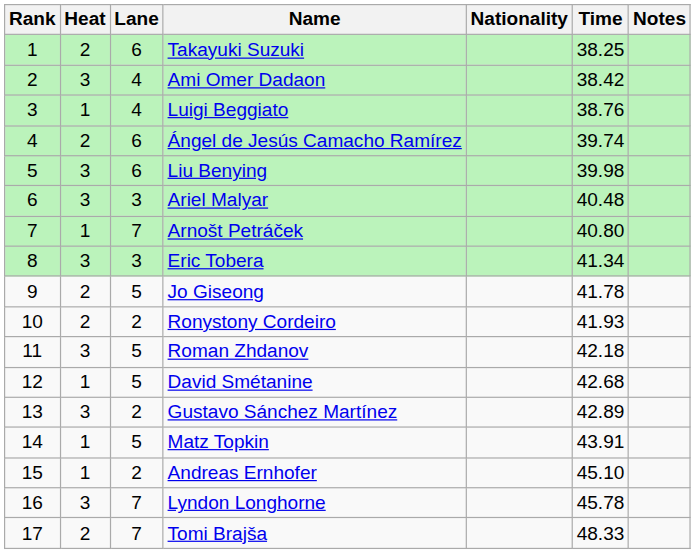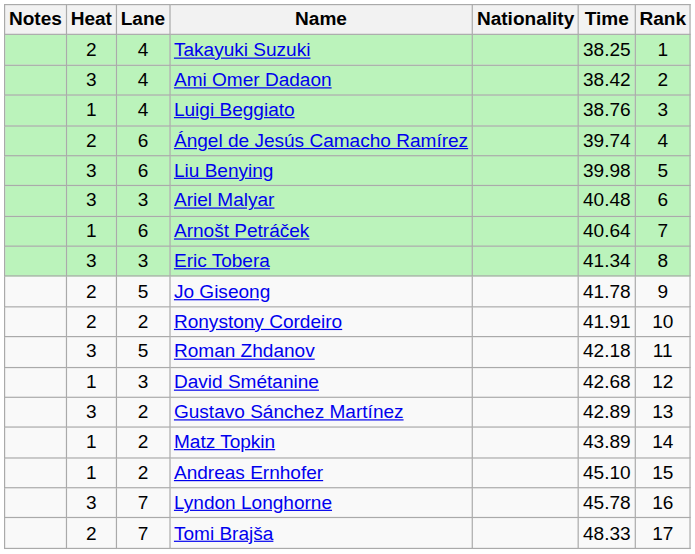columns swapped: (32, 19) <-> (660, 19)
(137, 49) 6 -> (143, 49) 4
(137, 230) 7 -> (143, 230) 6
(601, 230) 40.80 -> (607, 230) 40.64
(601, 321) 41.93 -> (607, 321) 41.91
(137, 381) 5 -> (143, 381) 3
(137, 442) 5 -> (143, 442) 2
(601, 442) 43.91 -> (607, 442) 43.89
